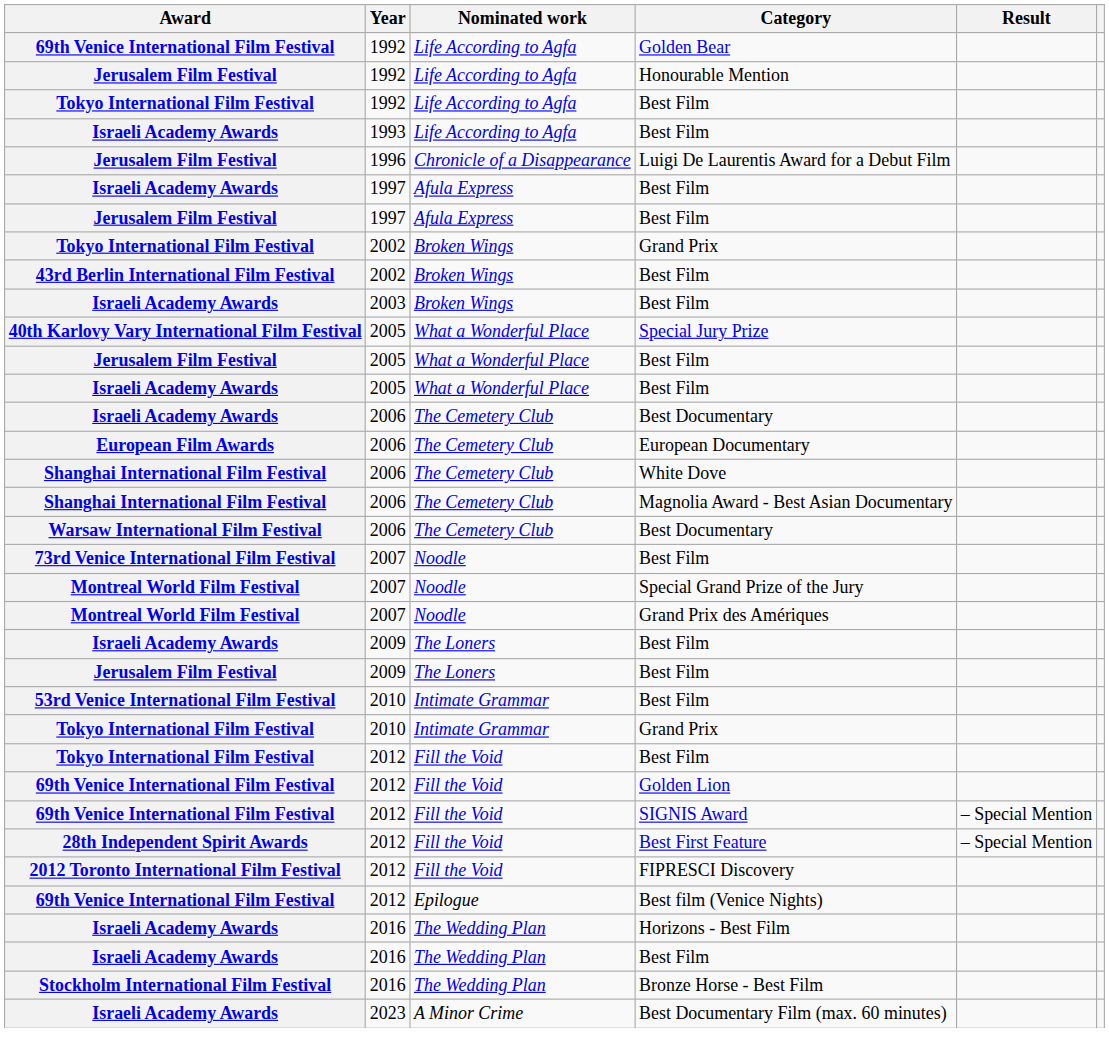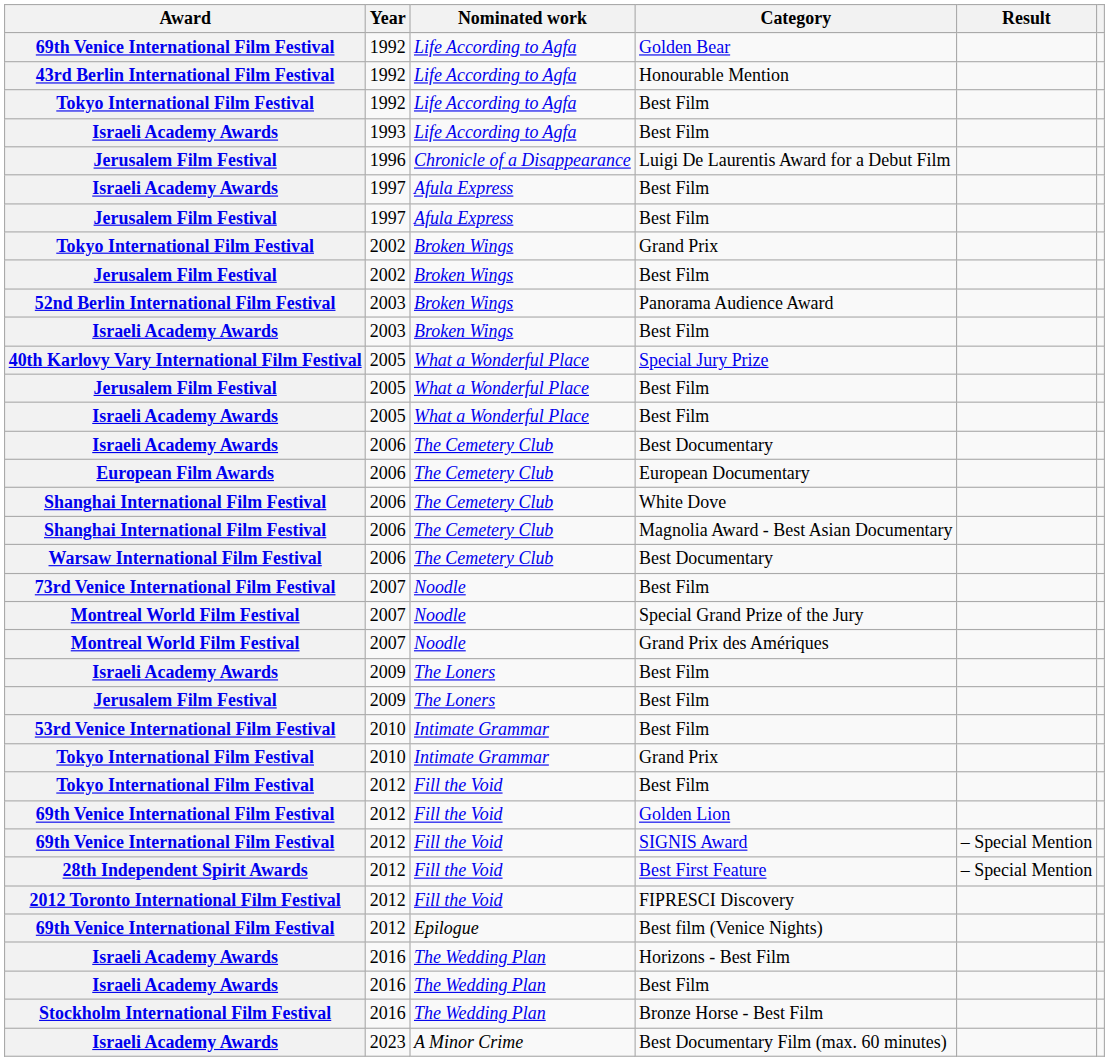(185, 75) Jerusalem Film Festival -> (185, 75) 43rd Berlin International Film Festival
(185, 274) 43rd Berlin International Film Festival -> (185, 274) Jerusalem Film Festival
+ row: (388, 302)
